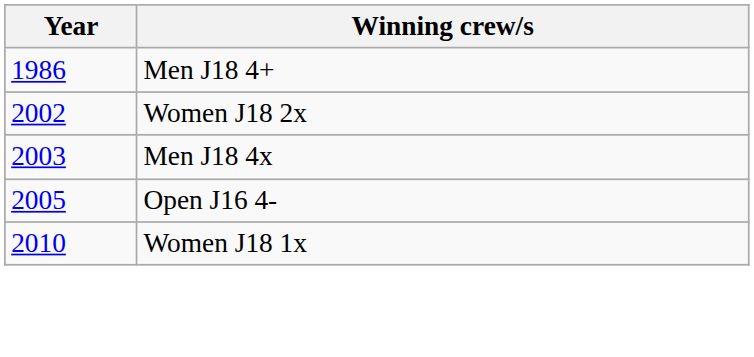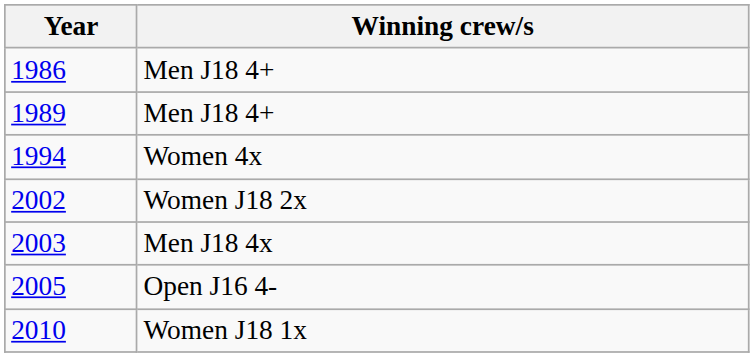+ row: (39, 112)
+ row: (39, 156)
